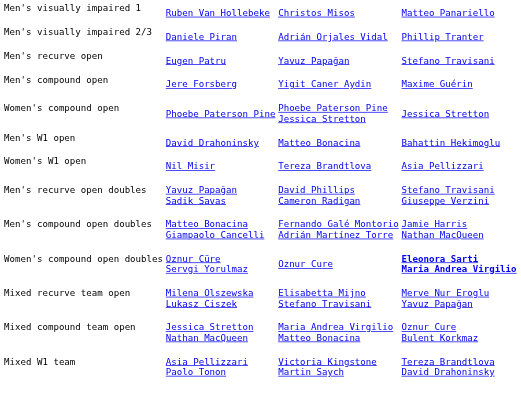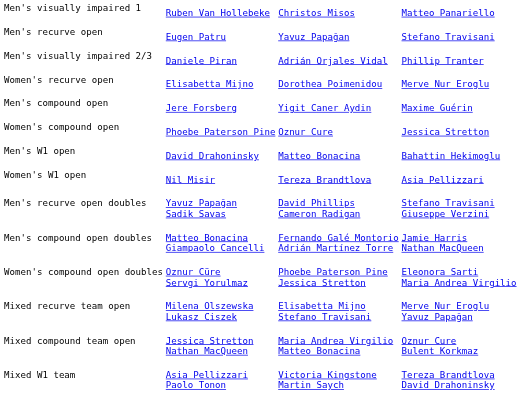rows swapped: (78, 31) <-> (53, 55)
+ row: (59, 79)
(333, 113) Phoebe Paterson Pine Jessica Stretton -> (306, 132) Oznur Cure
(306, 264) Oznur Cure -> (333, 277) Phoebe Paterson Pine Jessica Stretton
(459, 264) bold -> (459, 277) normal
